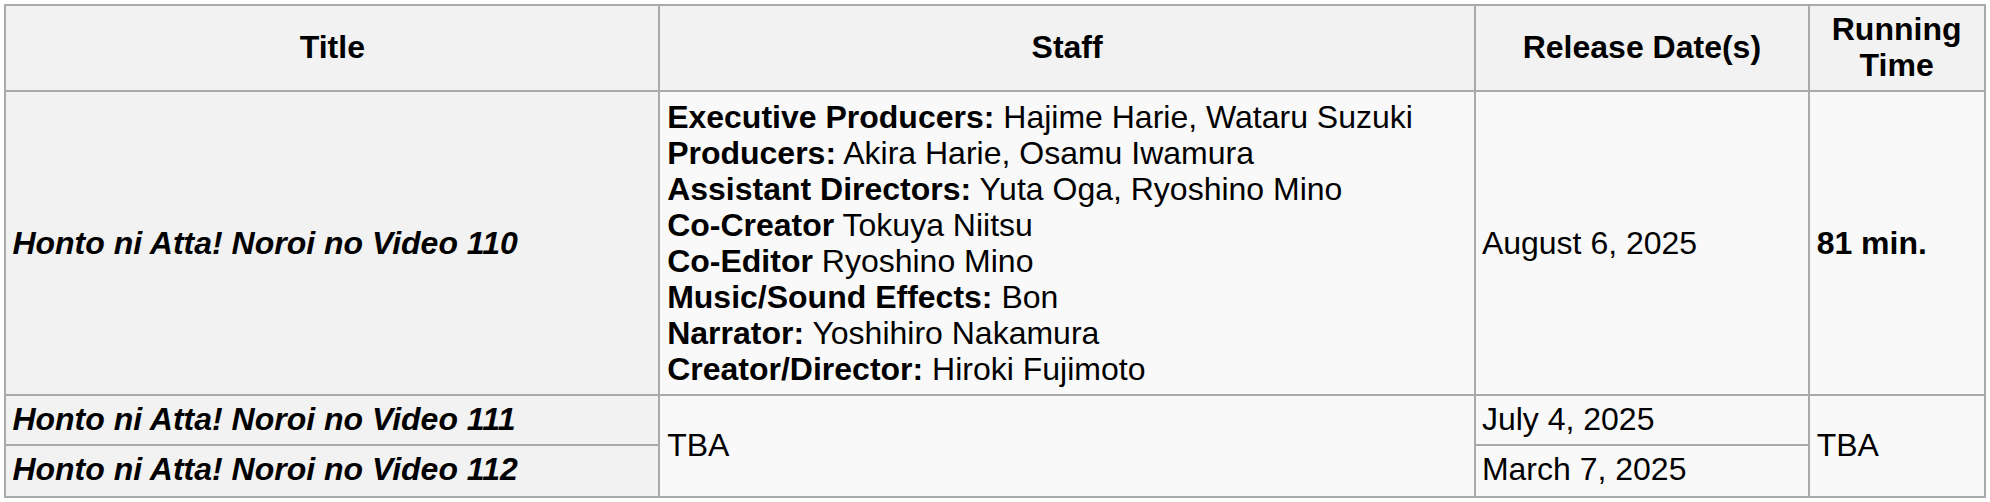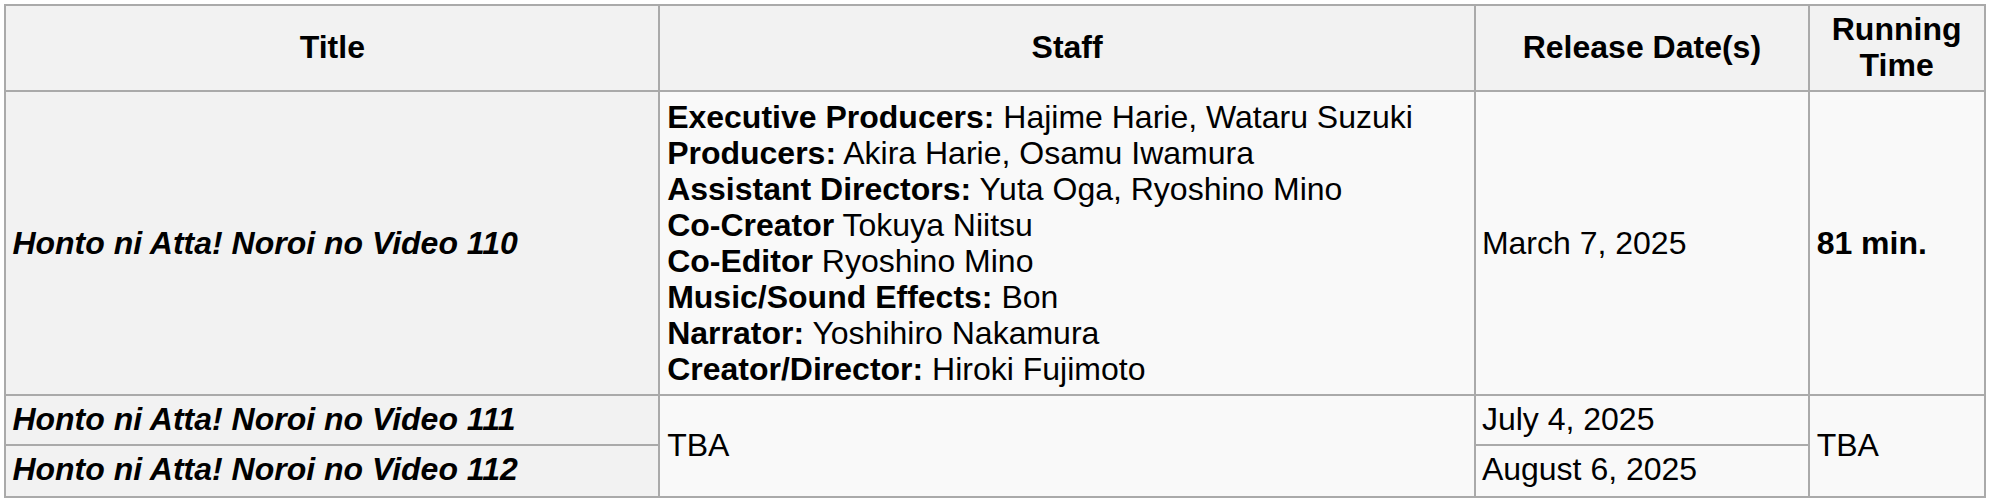(1590, 242) August 6, 2025 -> (1584, 242) March 7, 2025
(1584, 470) March 7, 2025 -> (1590, 470) August 6, 2025
